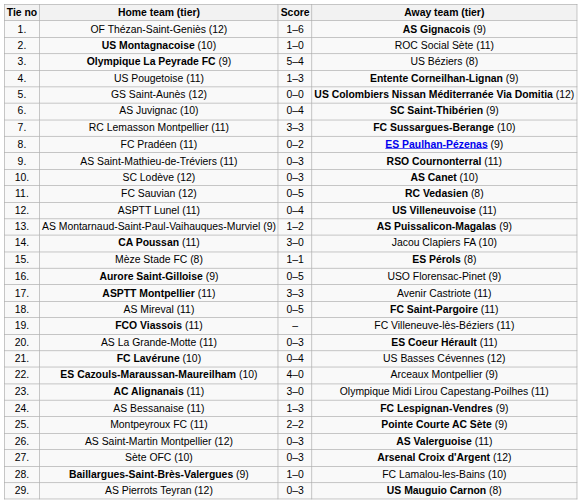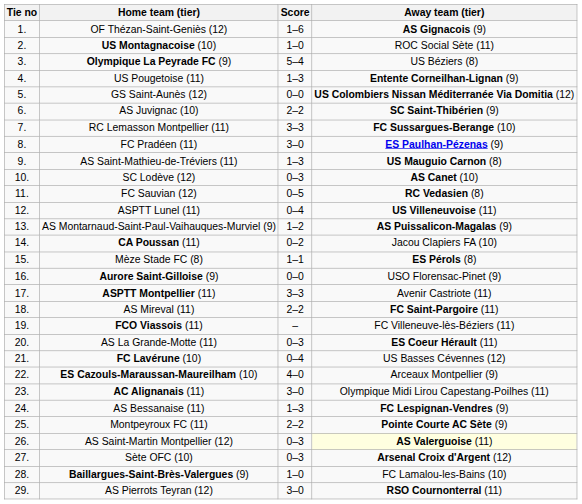(295, 111) 0–4 -> (295, 111) 2–2
(295, 144) 0–2 -> (295, 144) 3–0
(295, 161) 0–3 -> (295, 161) 1–3
(444, 161) RSO Cournonterral (11) -> (444, 161) US Mauguio Carnon (8)
(295, 243) 3–0 -> (295, 243) 0–2
(295, 276) 0–5 -> (295, 276) 0–0
(295, 309) 0–5 -> (295, 309) 2–2
(444, 441) no background -> (444, 441) lightyellow background
(295, 491) 0–3 -> (295, 491) 3–0
(444, 491) US Mauguio Carnon (8) -> (444, 491) RSO Cournonterral (11)
